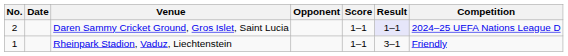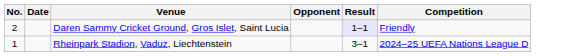- column: (358, 12)
(486, 28) 2024–25 UEFA Nations League D -> (397, 28) Friendly
(429, 43) Friendly -> (454, 43) 2024–25 UEFA Nations League D
